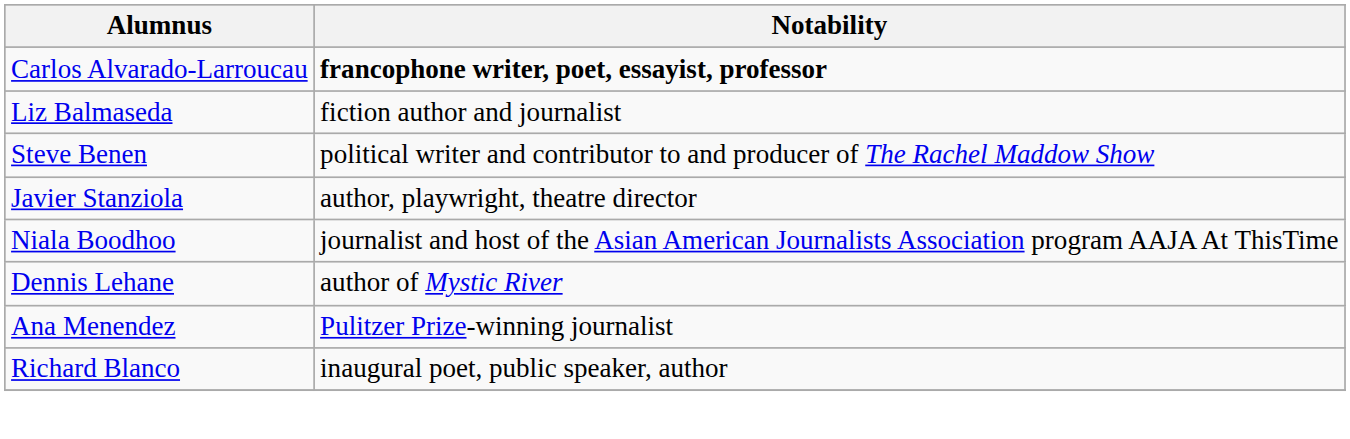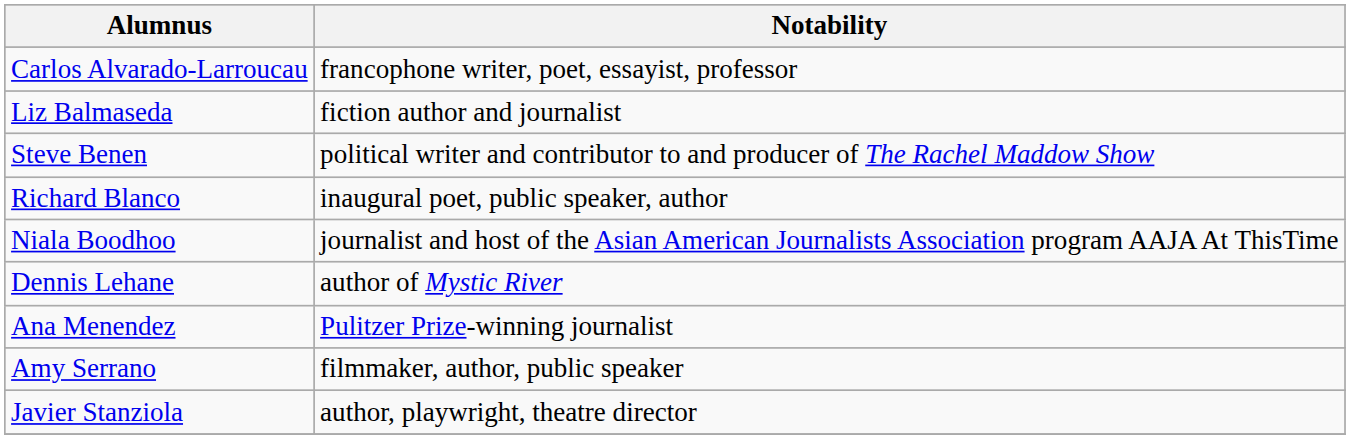(574, 68) bold -> (559, 68) normal
rows swapped: (96, 369) <-> (97, 197)
+ row: (84, 369)
